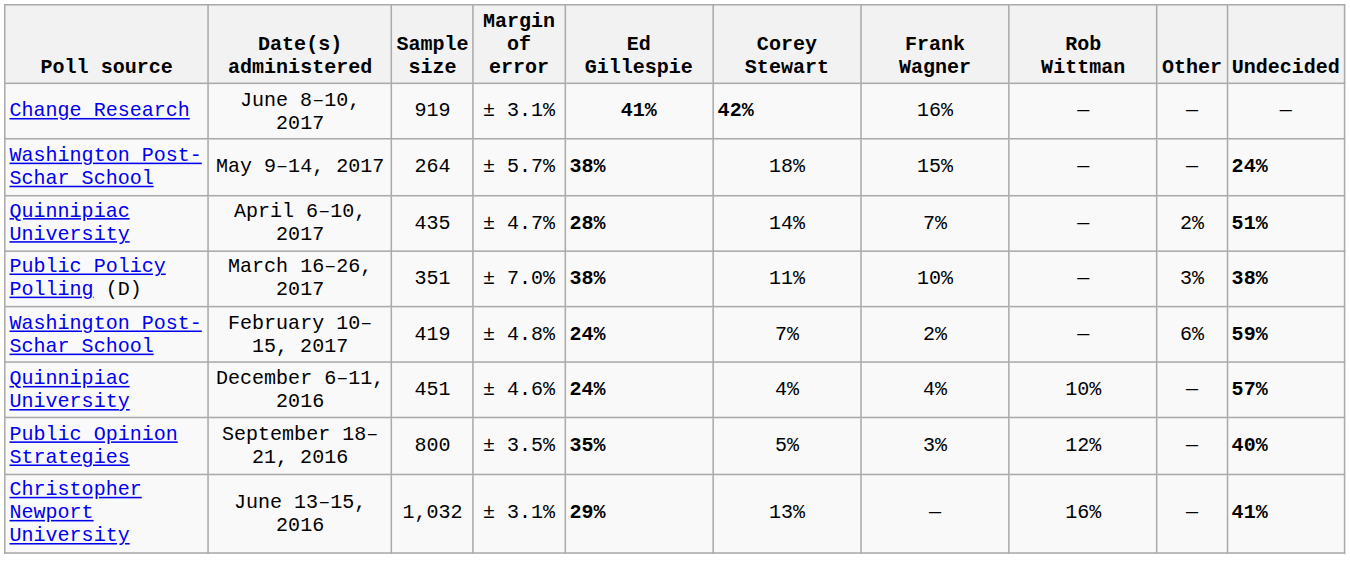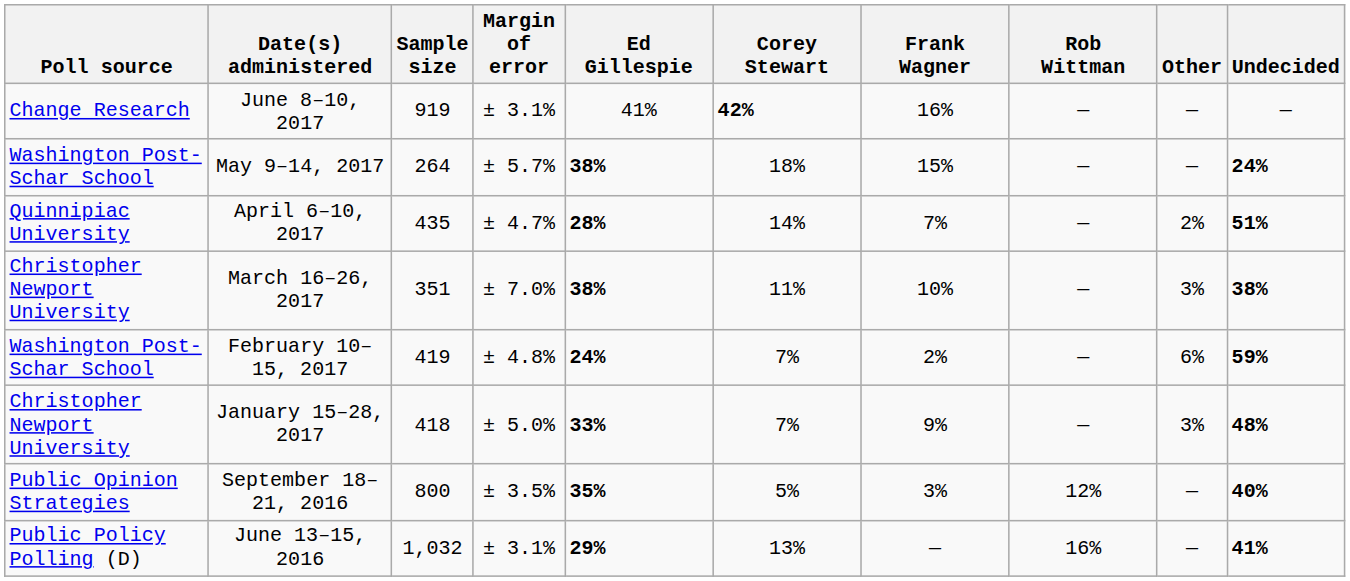(639, 111) bold -> (639, 111) normal
(88, 279) Public Policy Polling (D) -> (76, 290) Christopher Newport University
+ row: (300, 425)
- row: (300, 390)
(76, 513) Christopher Newport University -> (88, 548) Public Policy Polling (D)
